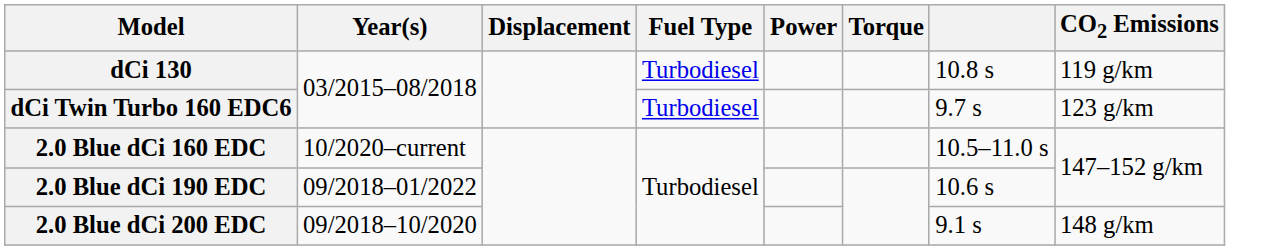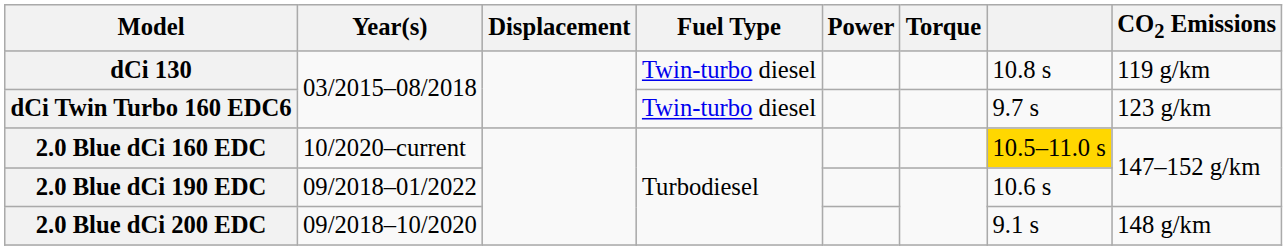(700, 69) Turbodiesel -> (729, 69) Twin-turbo diesel
(700, 108) Turbodiesel -> (729, 108) Twin-turbo diesel
(992, 147) no background -> (1049, 147) gold background
